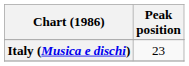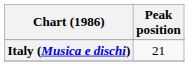(159, 50) 23 -> (159, 50) 21
